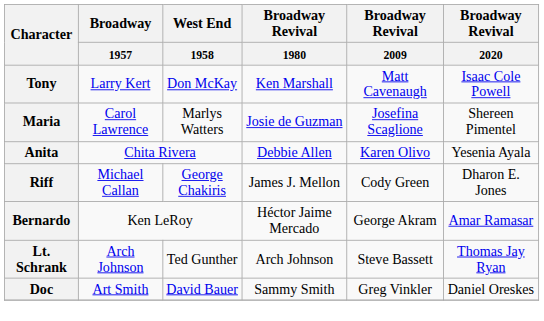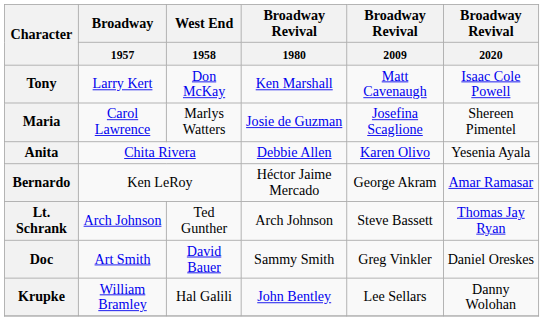- row: (41, 182)
+ row: (41, 297)
